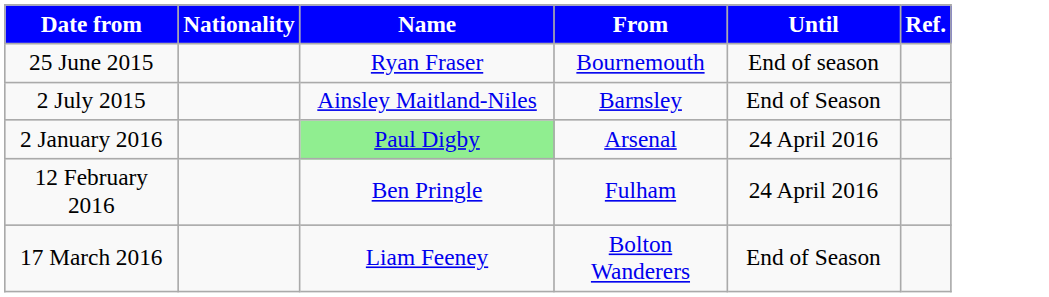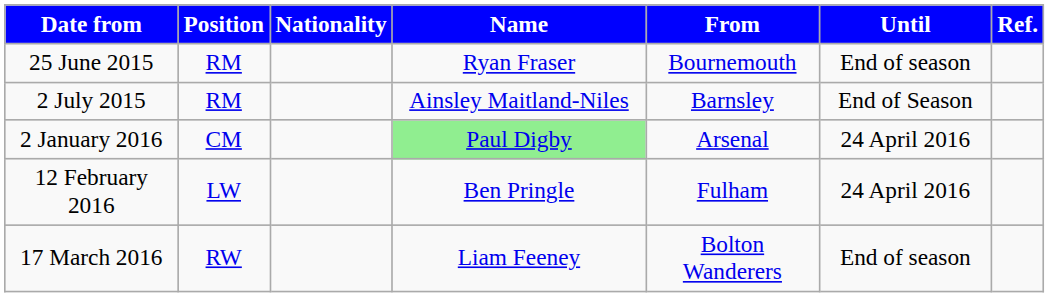+ column: (224, 24)
(813, 257) End of Season -> (905, 257) End of season
